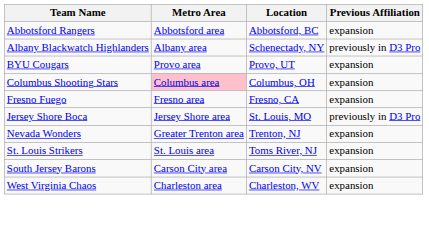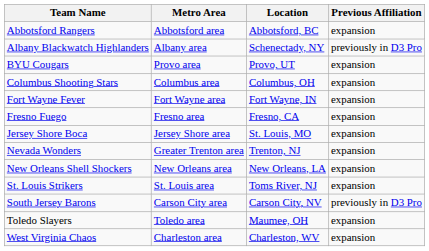(187, 82) pink background -> (187, 82) no background
+ row: (46, 99)
(375, 116) previously in D3 Pro -> (353, 133) expansion
+ row: (69, 168)
(351, 168) expansion -> (376, 202) previously in D3 Pro
+ row: (39, 220)
